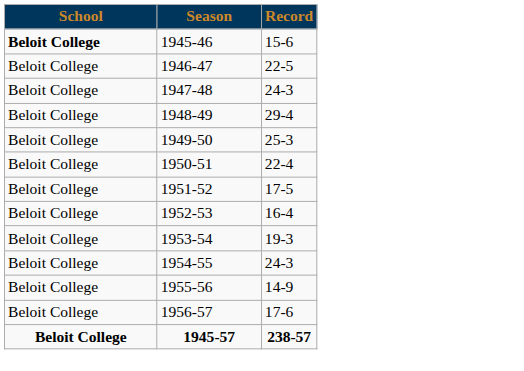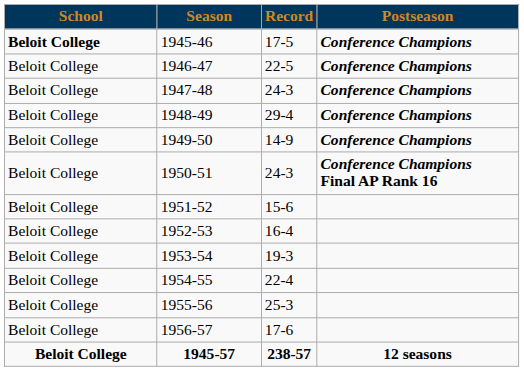+ column: (418, 16)
(279, 41) 15-6 -> (279, 41) 17-5
(279, 139) 25-3 -> (279, 139) 14-9
(279, 164) 22-4 -> (279, 173) 24-3
(279, 189) 17-5 -> (279, 206) 15-6
(279, 262) 24-3 -> (279, 280) 22-4
(279, 287) 14-9 -> (279, 305) 25-3
